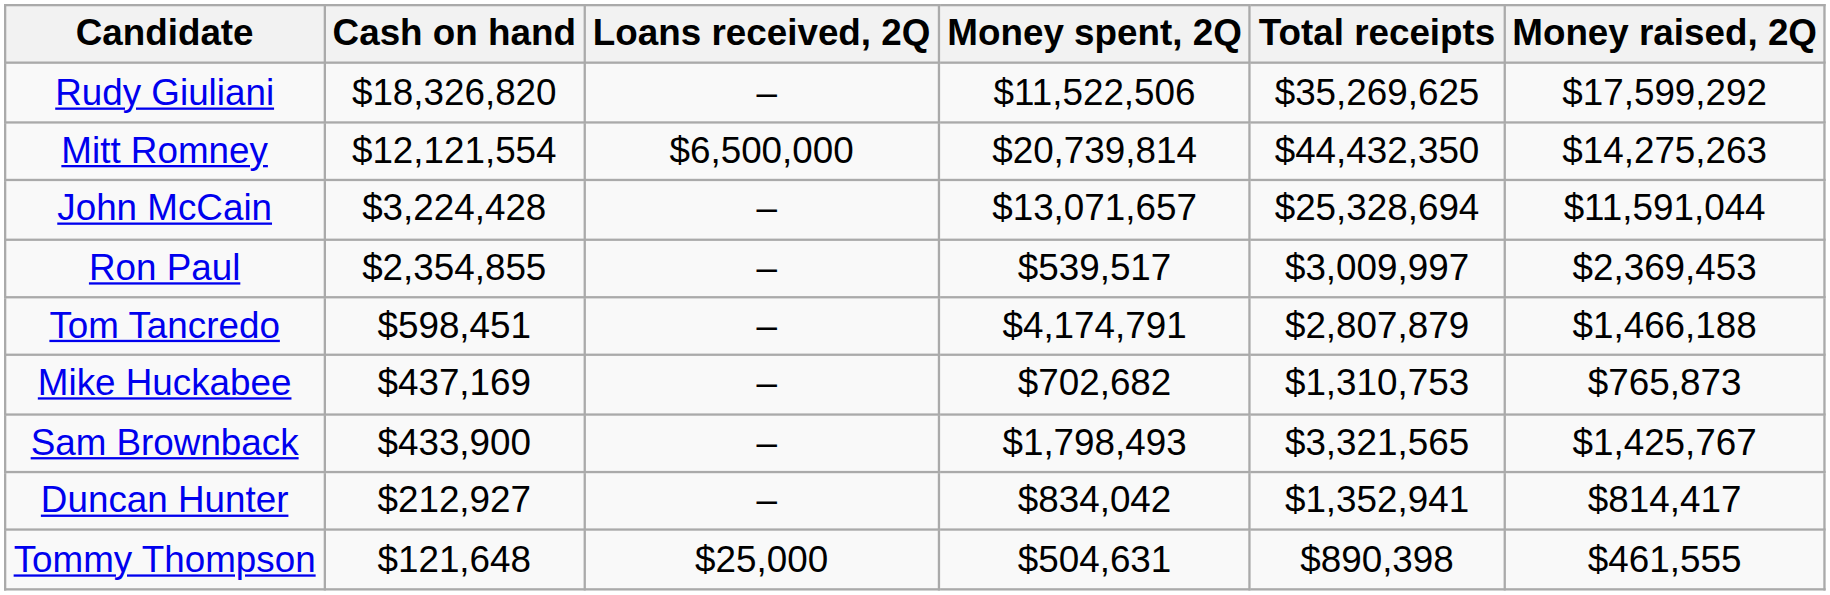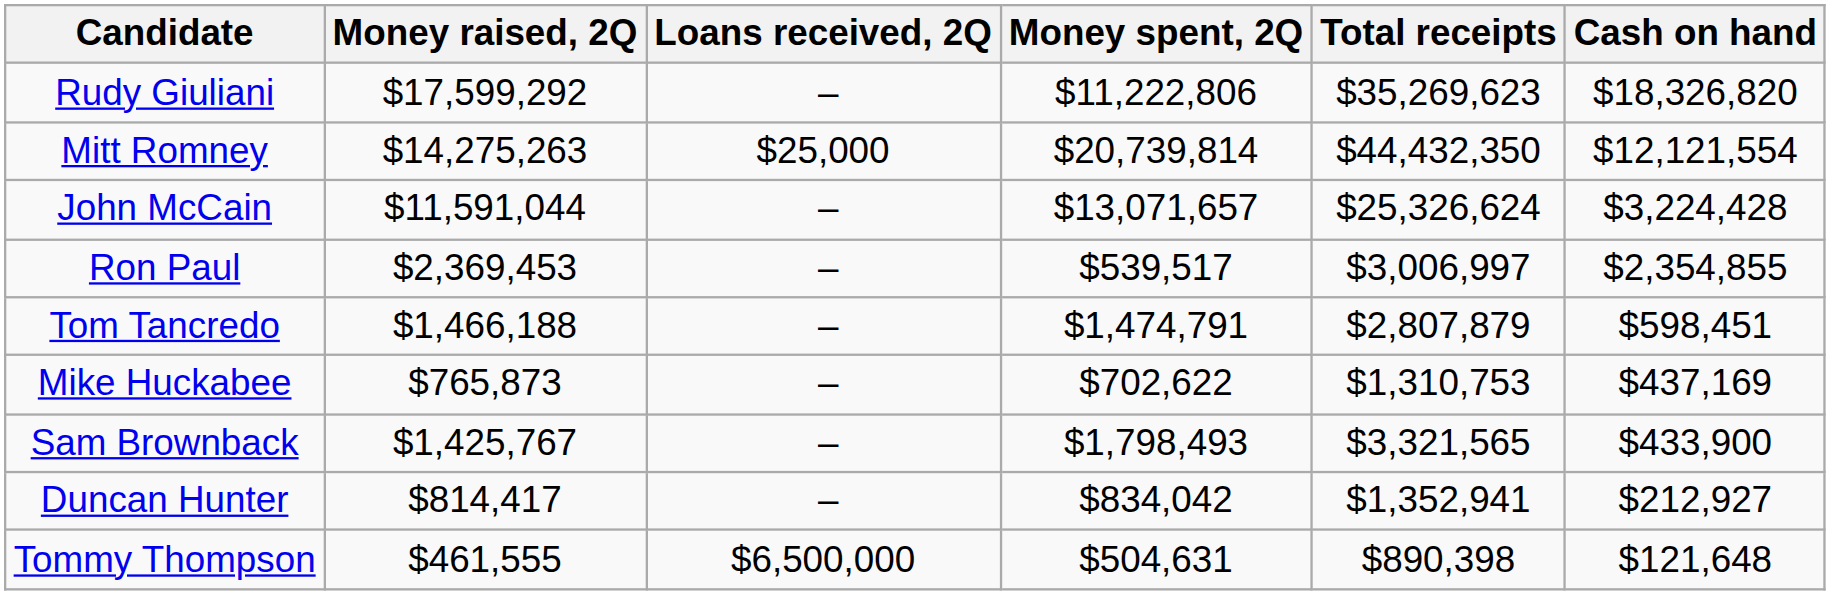columns swapped: (1665, 33) <-> (454, 33)
(1095, 92) $11,522,506 -> (1156, 92) $11,222,806
(1377, 92) $35,269,625 -> (1438, 92) $35,269,623
(762, 150) $6,500,000 -> (823, 150) $25,000
(1377, 208) $25,328,694 -> (1438, 208) $25,326,624
(1377, 267) $3,009,997 -> (1438, 267) $3,006,997
(1095, 325) $4,174,791 -> (1156, 325) $1,474,791
(1095, 383) $702,682 -> (1156, 383) $702,622
(762, 558) $25,000 -> (823, 558) $6,500,000
